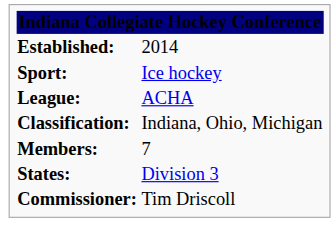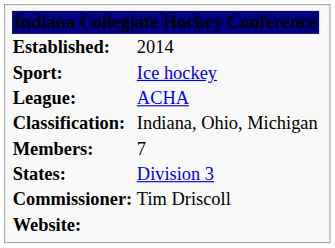+ row: (47, 224)
